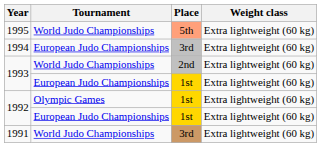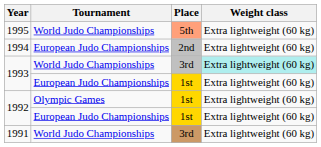(186, 47) 3rd -> (186, 47) 2nd
(186, 64) 2nd -> (186, 64) 3rd
(259, 64) no background -> (259, 64) paleturquoise background
